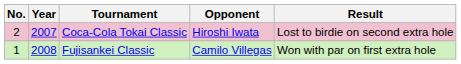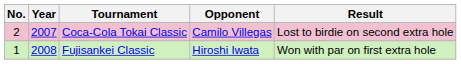(226, 32) Hiroshi Iwata -> (232, 32) Camilo Villegas
(232, 50) Camilo Villegas -> (226, 50) Hiroshi Iwata
